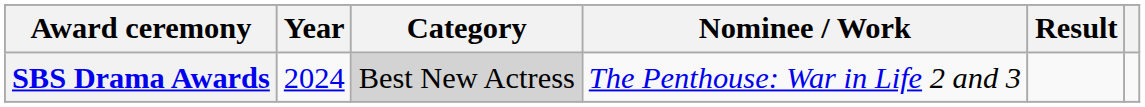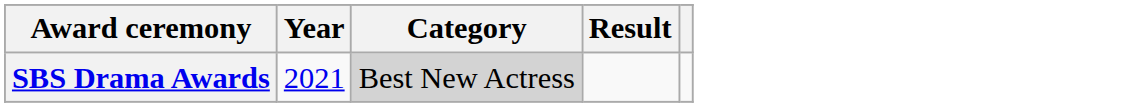- column: (805, 28)
(314, 76) 2024 -> (314, 76) 2021
